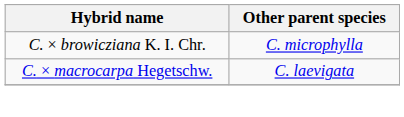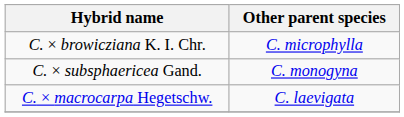+ row: (117, 71)
